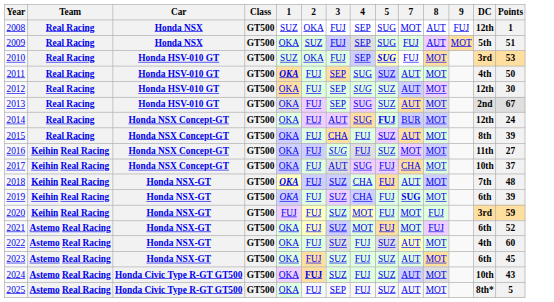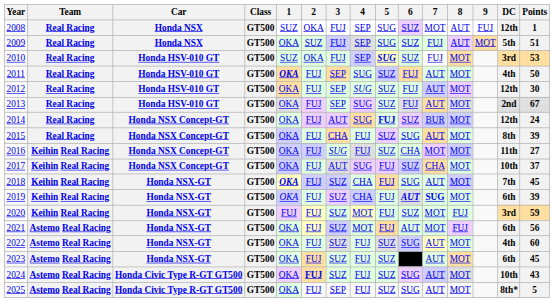+ column: (410, 12)
(511, 182) 48 -> (535, 182) 45
(511, 228) 52 -> (535, 228) 56
